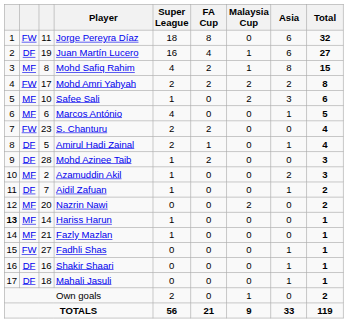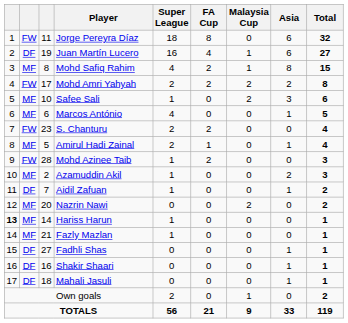(29, 144) DF -> (29, 144) MF
(29, 159) DF -> (29, 159) FW
(29, 250) FW -> (29, 250) DF
